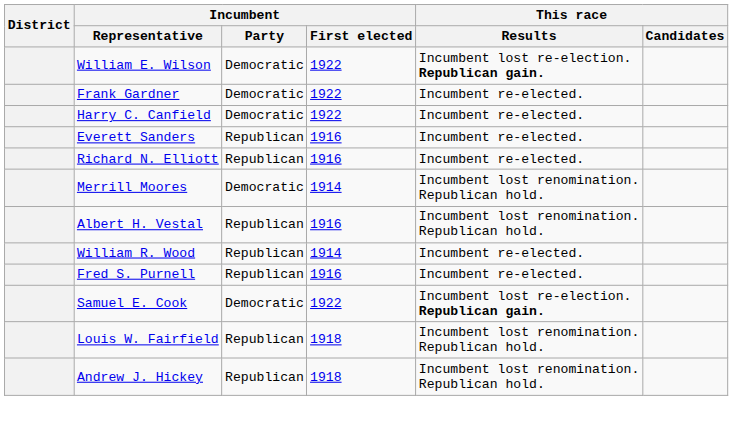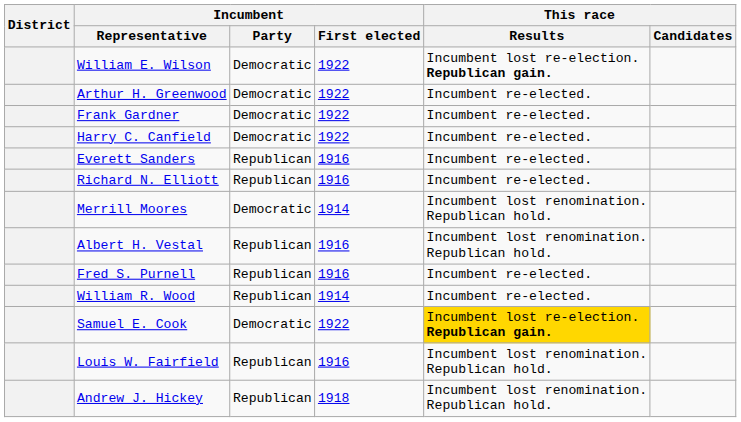+ row: (152, 95)
rows swapped: (136, 275) <-> (136, 253)
(525, 304) no background -> (533, 325) gold background
(326, 340) 1918 -> (334, 362) 1916
